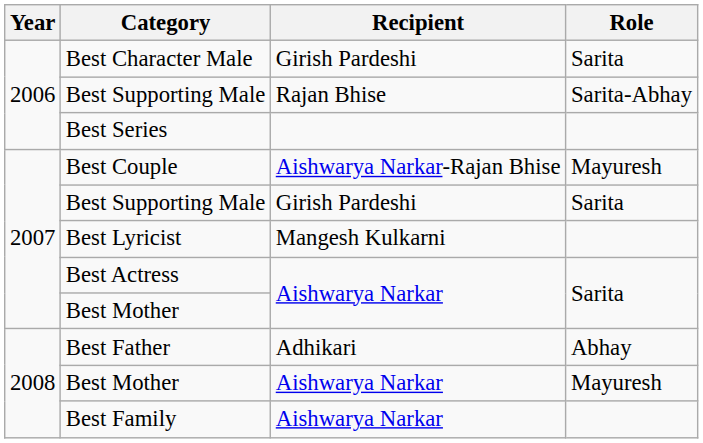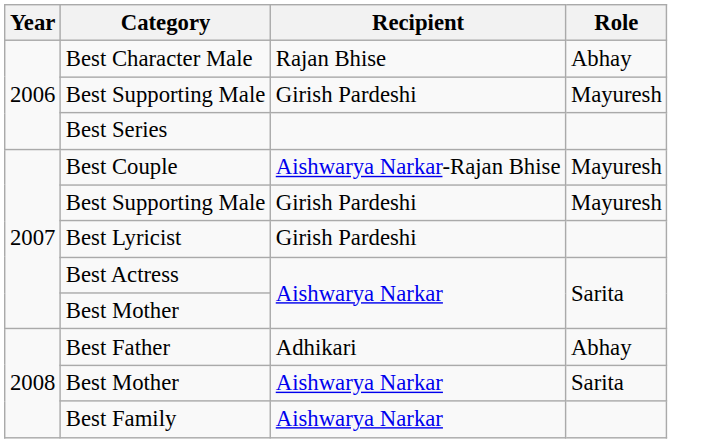(346, 58) Girish Pardeshi -> (331, 58) Rajan Bhise
(597, 58) Sarita -> (601, 58) Abhay
(331, 94) Rajan Bhise -> (346, 94) Girish Pardeshi
(632, 94) Sarita-Abhay -> (616, 94) Mayuresh
(597, 202) Sarita -> (616, 202) Mayuresh
(361, 238) Mangesh Kulkarni -> (346, 238) Girish Pardeshi
(616, 382) Mayuresh -> (597, 382) Sarita
